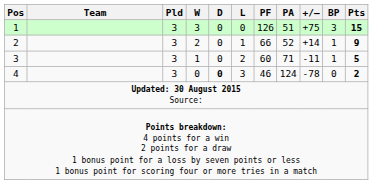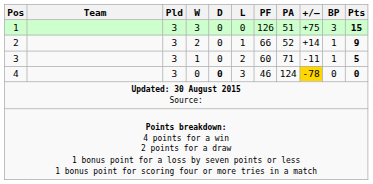(311, 74) no background -> (311, 74) gold background
(357, 74) 2 -> (357, 74) 0
